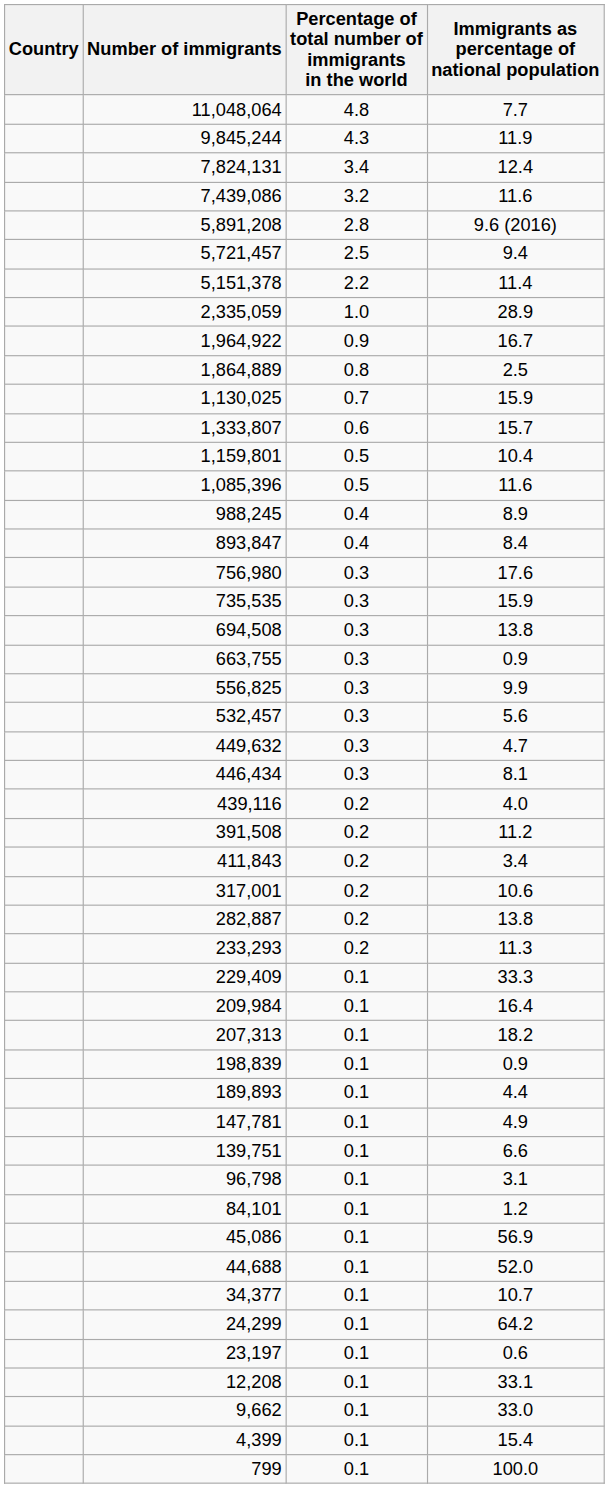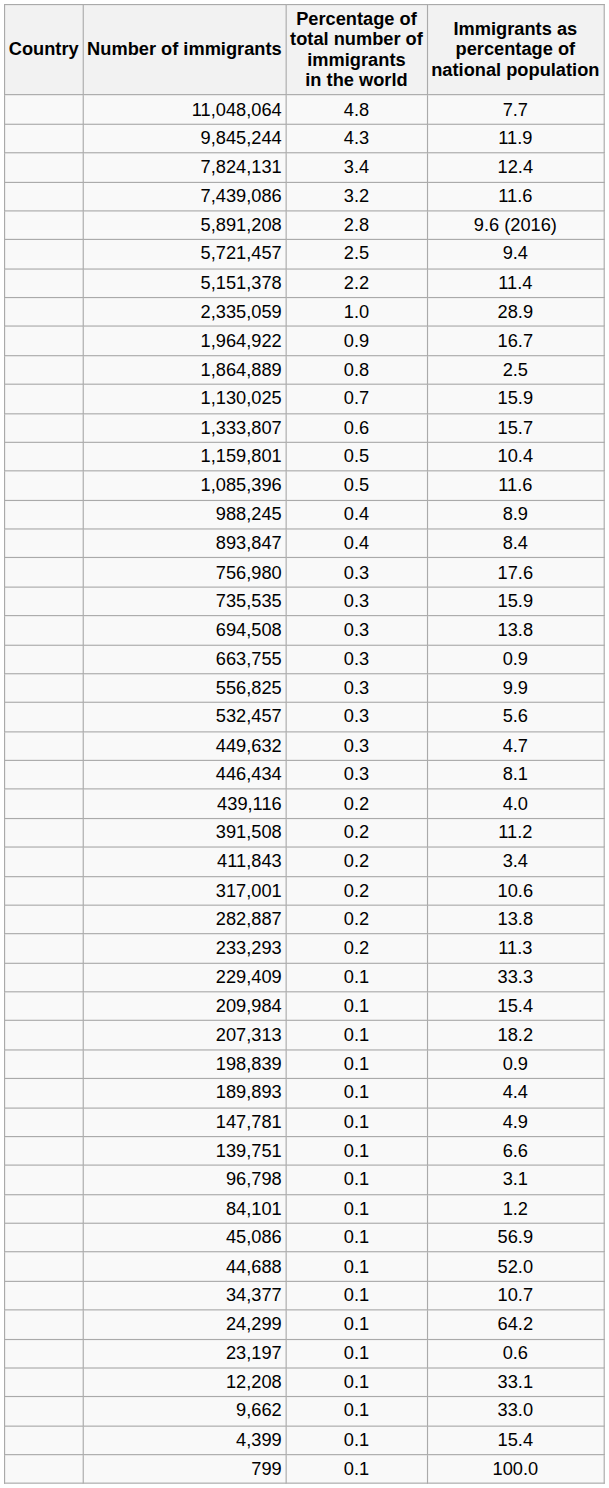(515, 1006) 16.4 -> (515, 1006) 15.4
